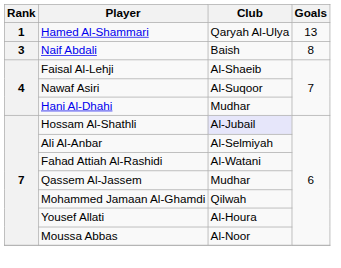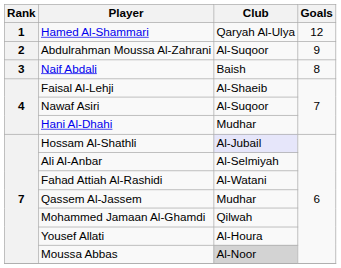(311, 32) 13 -> (317, 32) 12
+ row: (126, 50)
(230, 236) no background -> (236, 254) lightgrey background
